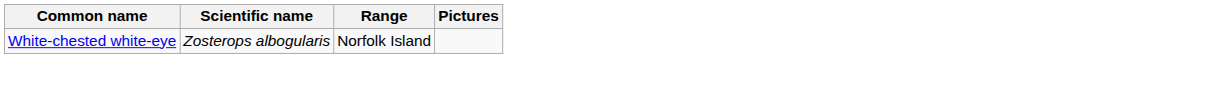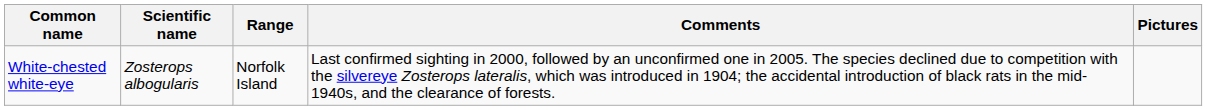+ column: (721, 25)
